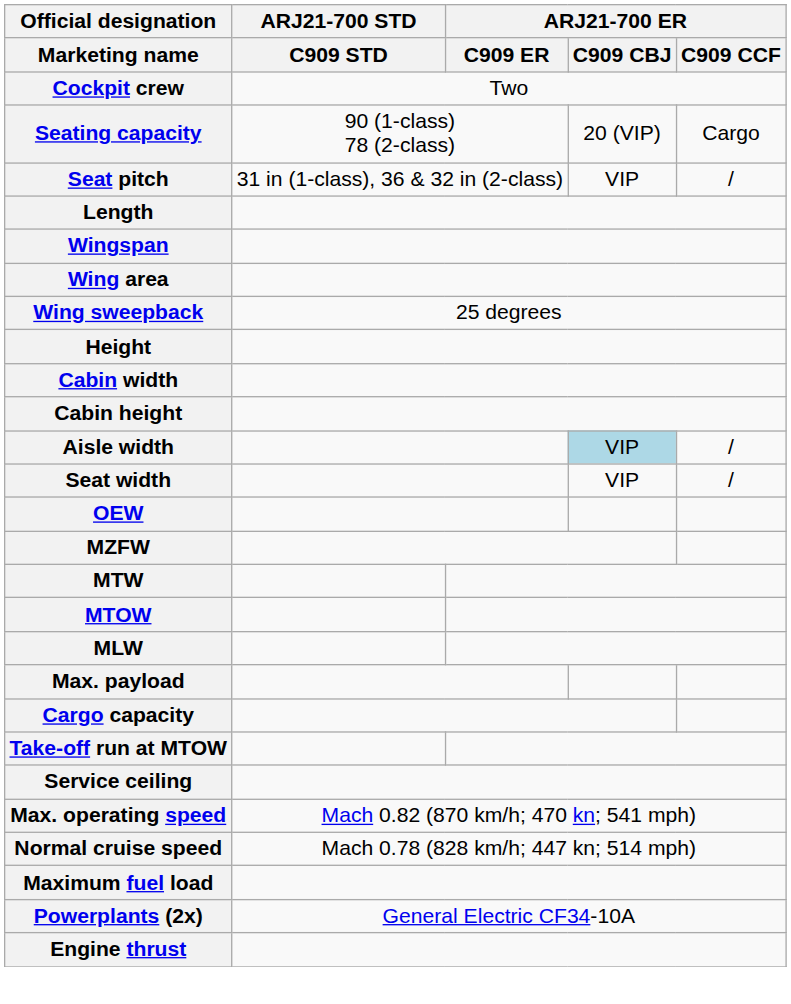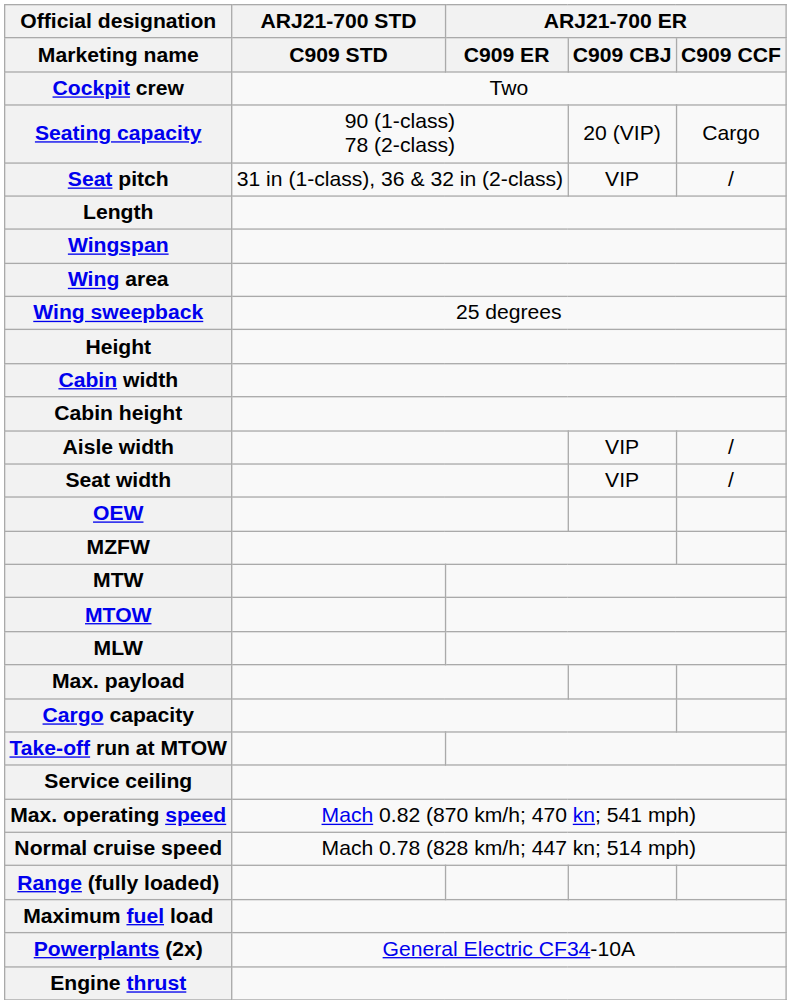(622, 446) lightblue background -> (622, 446) no background
+ row: (118, 882)
